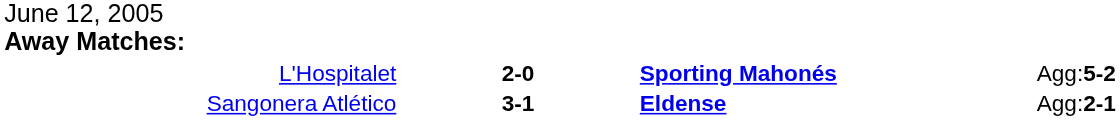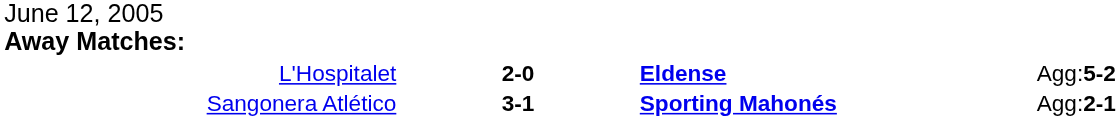(738, 74) Sporting Mahonés -> (683, 74) Eldense
(683, 103) Eldense -> (738, 103) Sporting Mahonés
